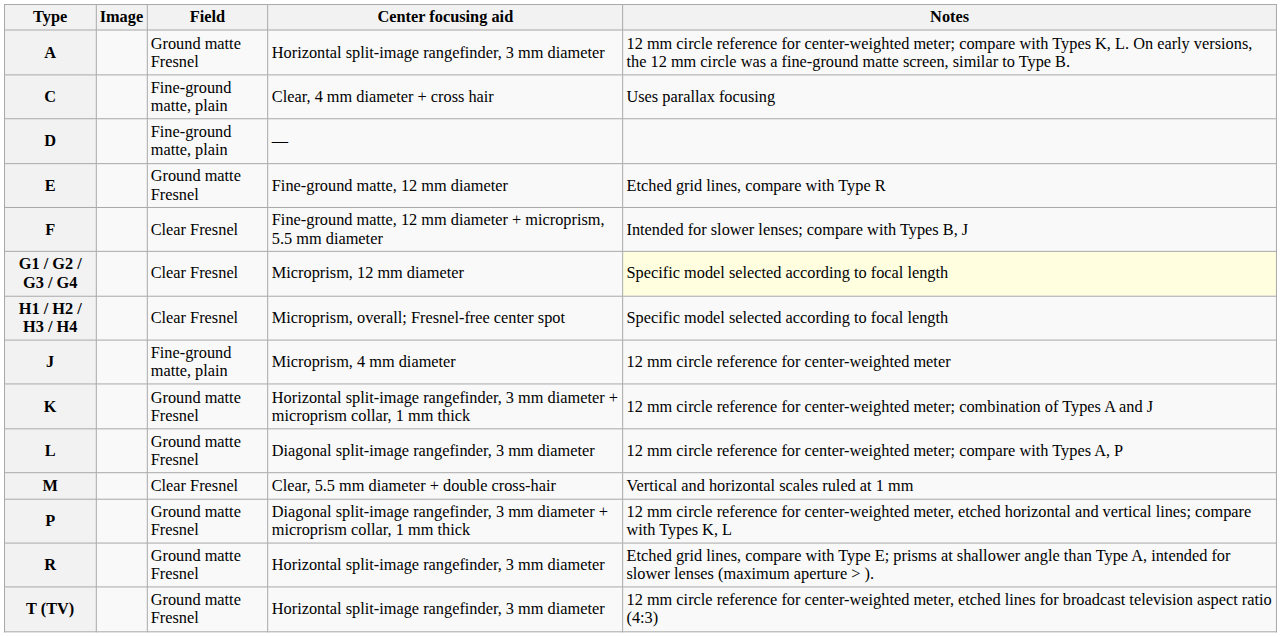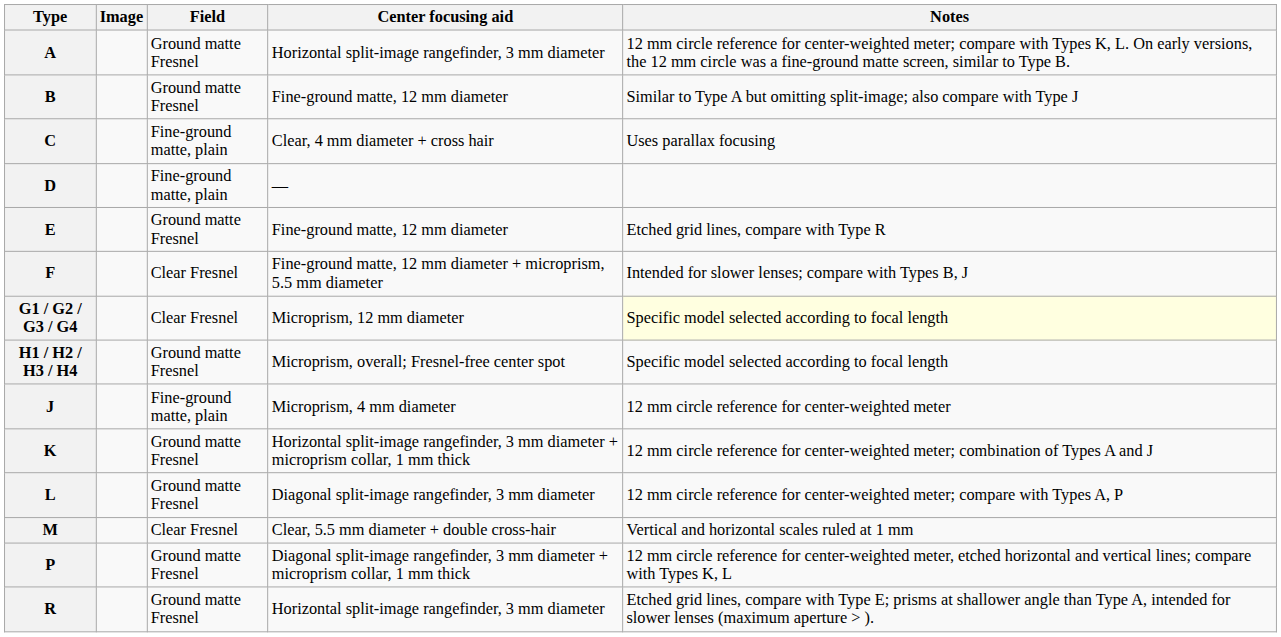+ row: (50, 96)
(194, 317) Clear Fresnel -> (196, 362) Ground matte Fresnel
- row: (50, 609)
